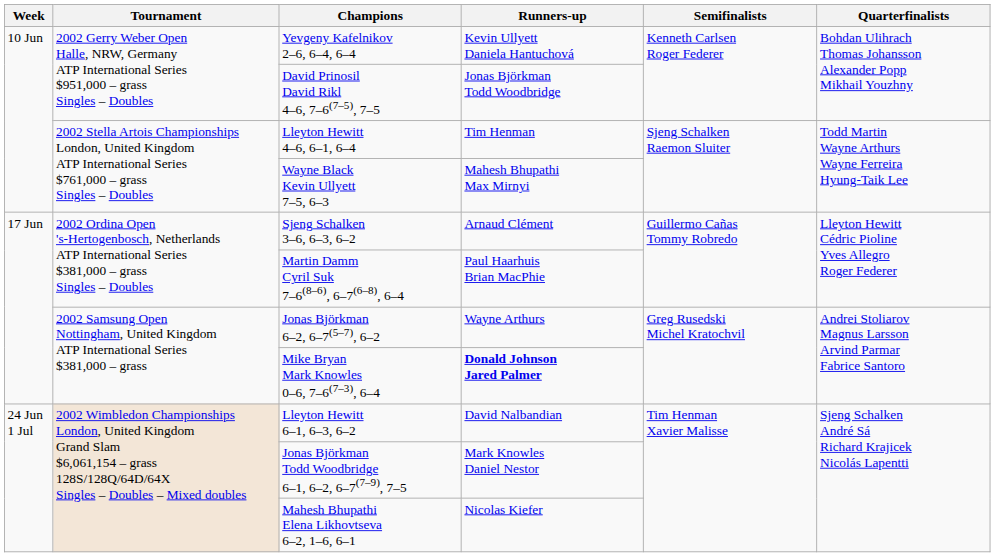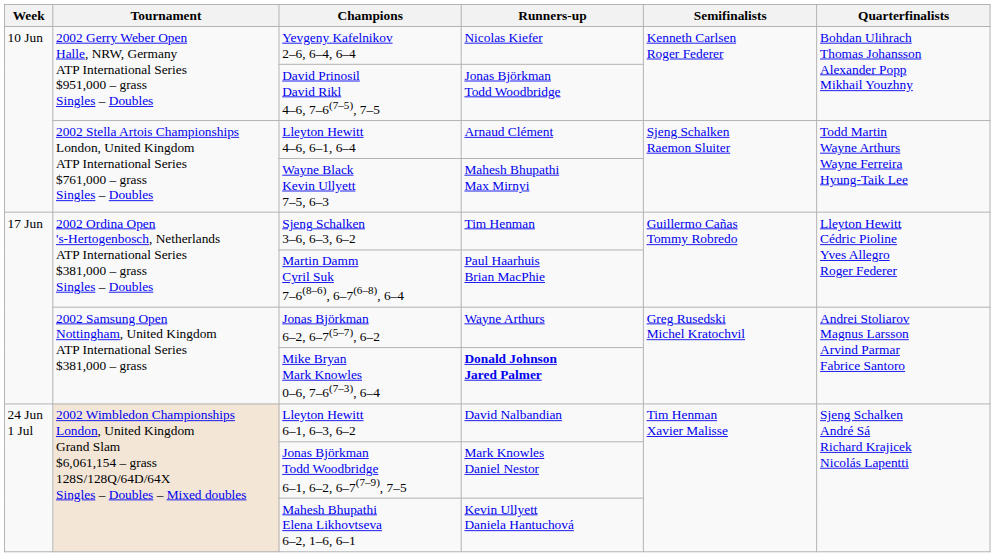(519, 45) Kevin Ullyett Daniela Hantuchová -> (504, 37) Nicolas Kiefer
(500, 132) Tim Henman -> (509, 132) Arnaud Clément
(509, 223) Arnaud Clément -> (500, 223) Tim Henman
(504, 509) Nicolas Kiefer -> (519, 517) Kevin Ullyett Daniela Hantuchová
